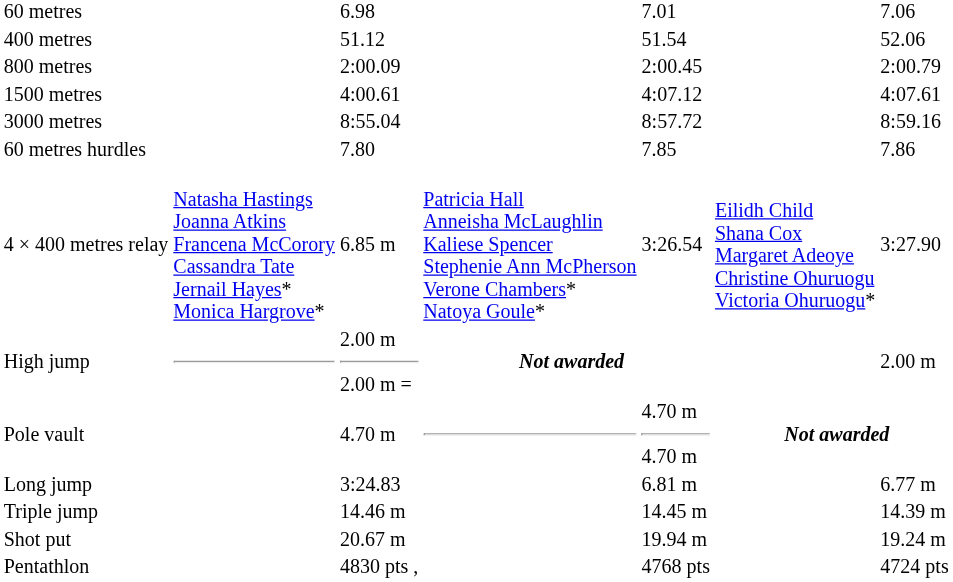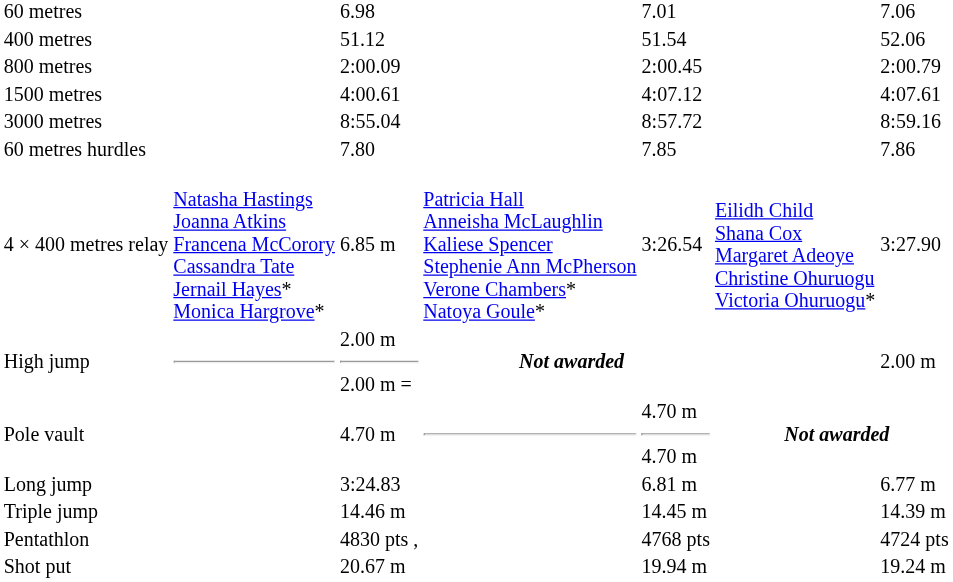rows swapped: (37, 539) <-> (47, 566)
